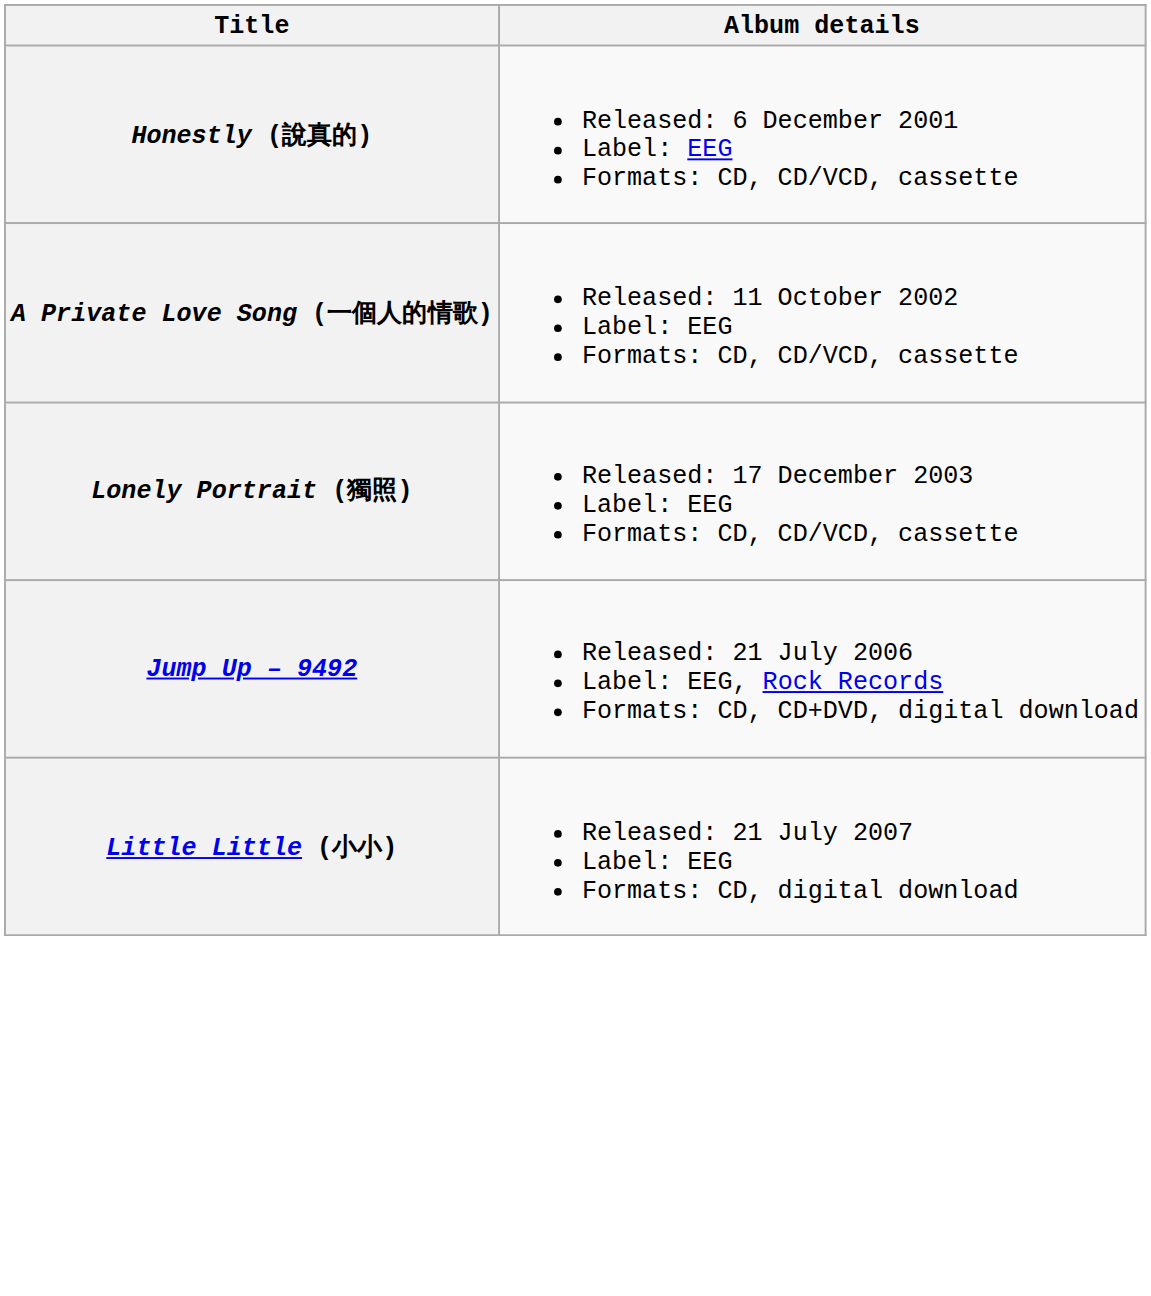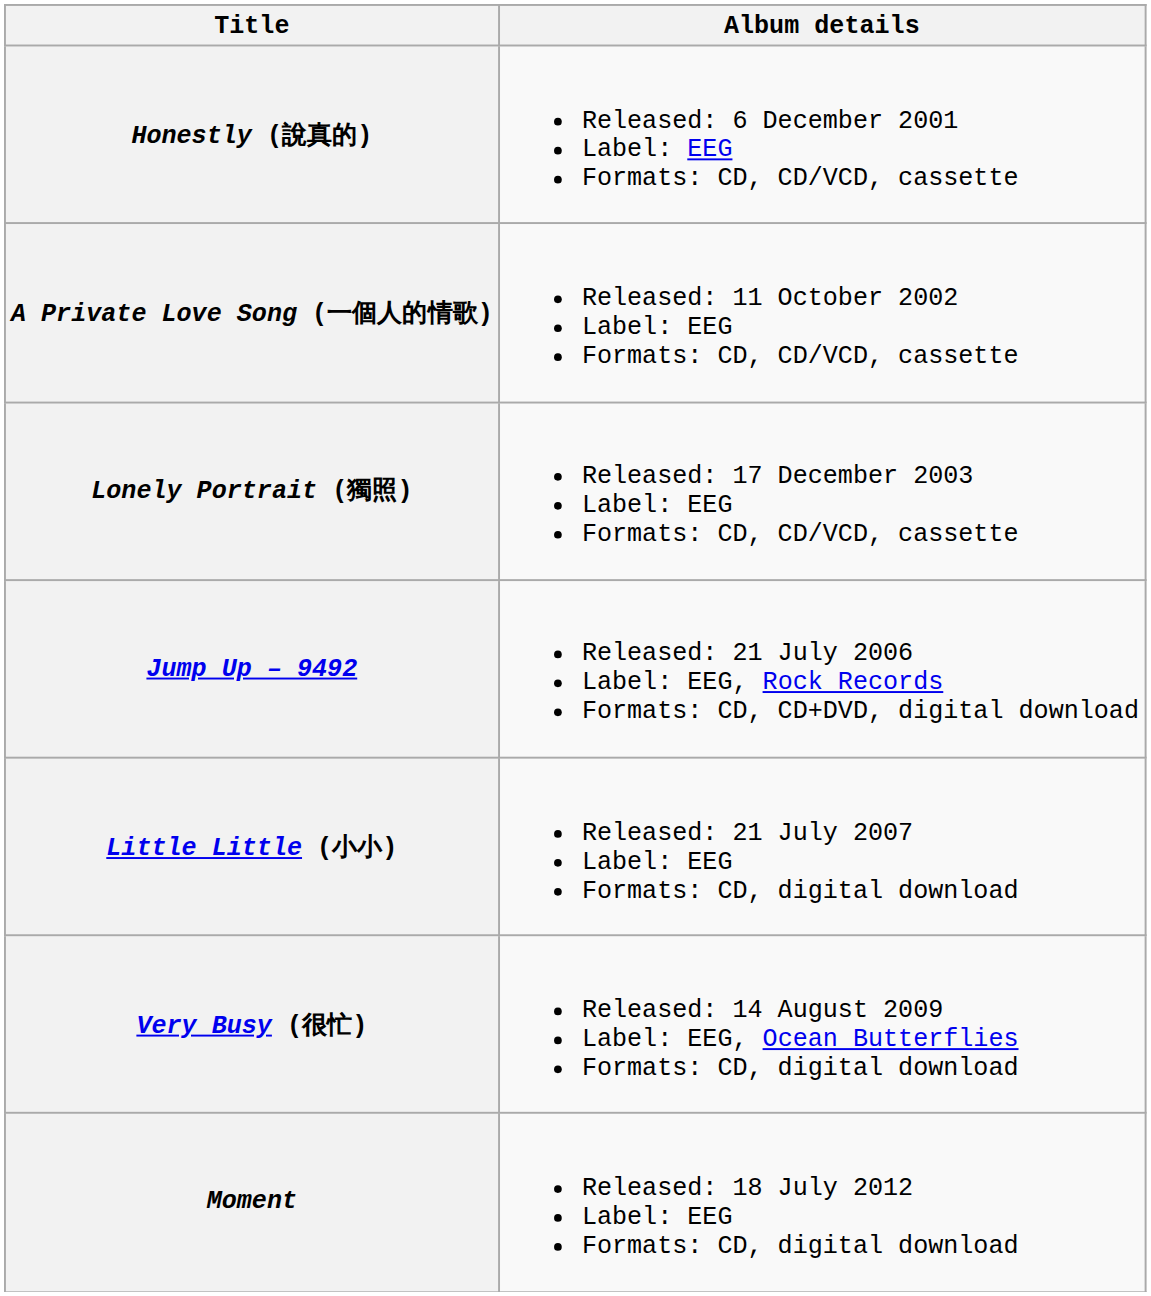+ row: (252, 1025)
+ row: (252, 1202)
